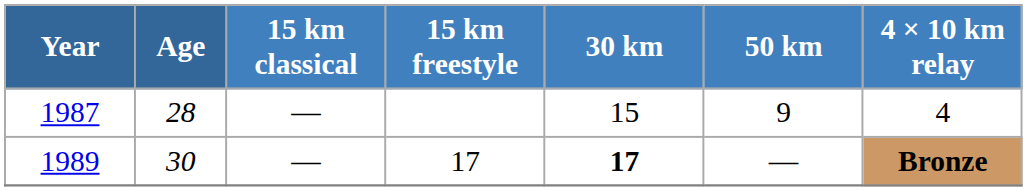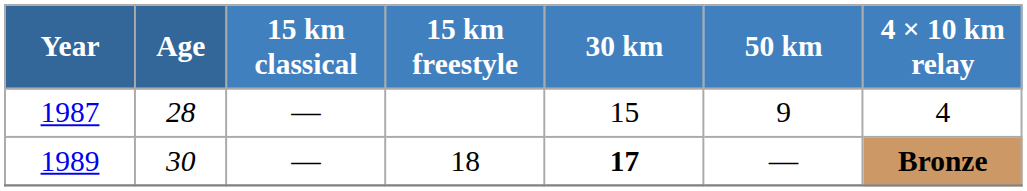(465, 161) 17 -> (465, 161) 18
